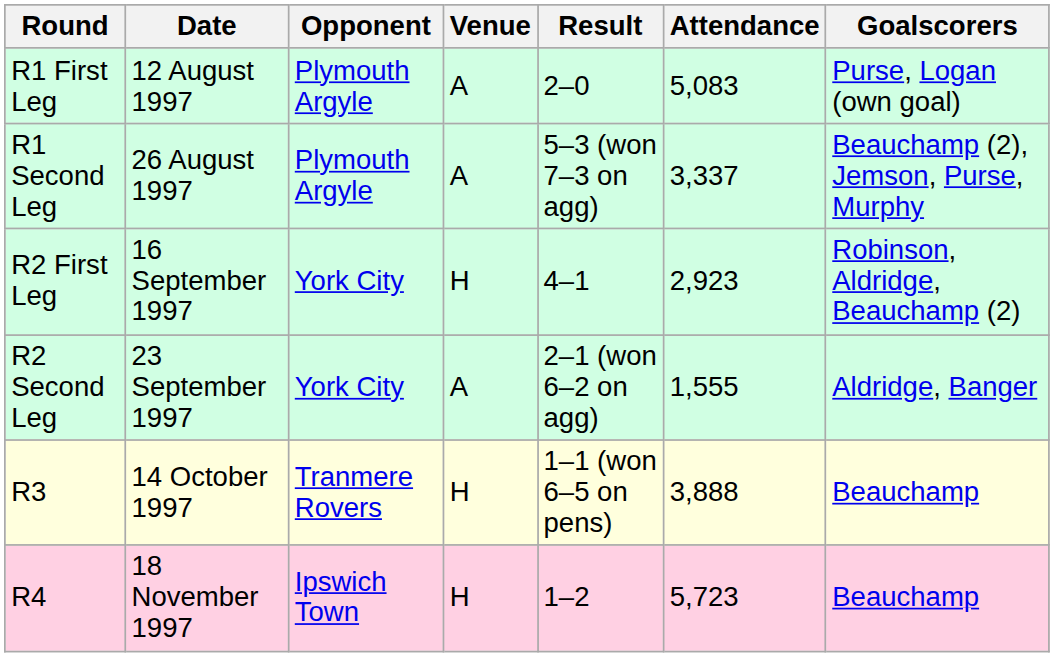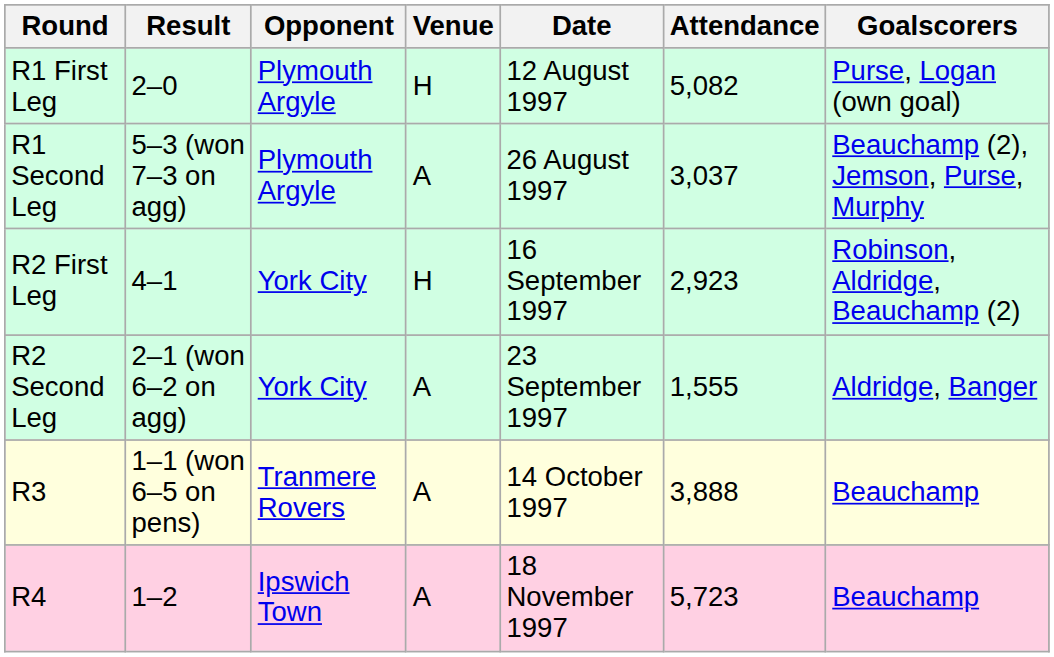columns swapped: (207, 26) <-> (600, 26)
(459, 85) A -> (423, 85) H
(704, 85) 5,083 -> (704, 85) 5,082
(704, 175) 3,337 -> (704, 175) 3,037
(460, 492) H -> (422, 492) A
(460, 597) H -> (422, 597) A
